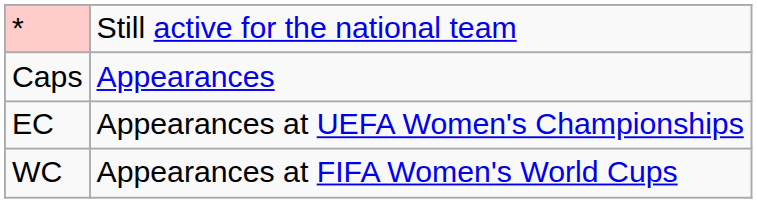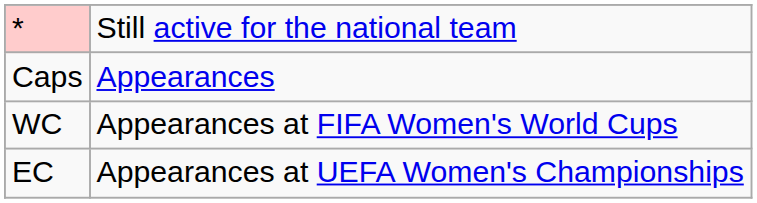rows swapped: (37, 172) <-> (33, 124)
